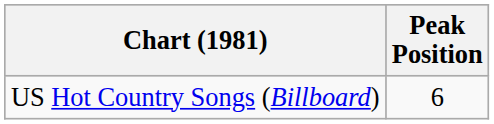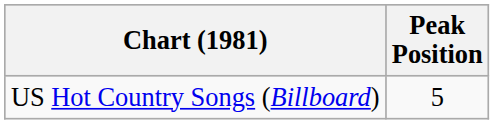(437, 97) 6 -> (437, 97) 5
